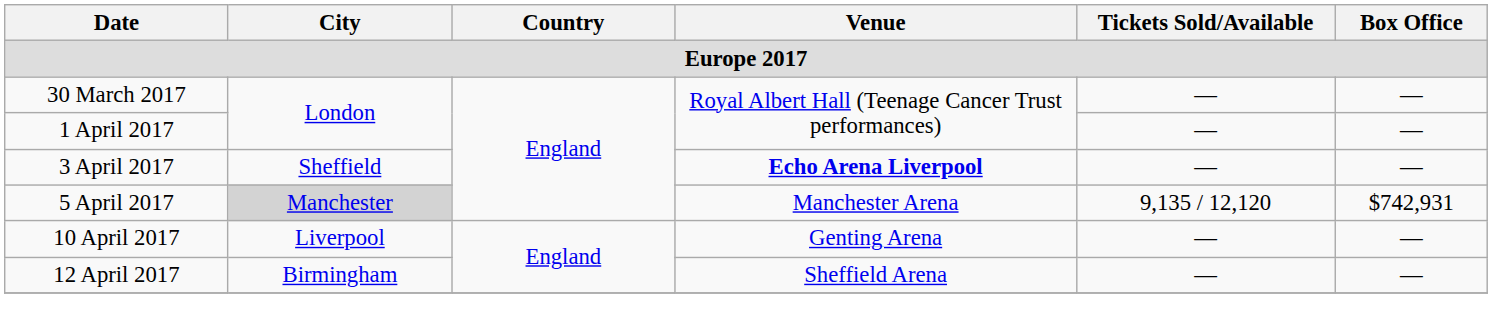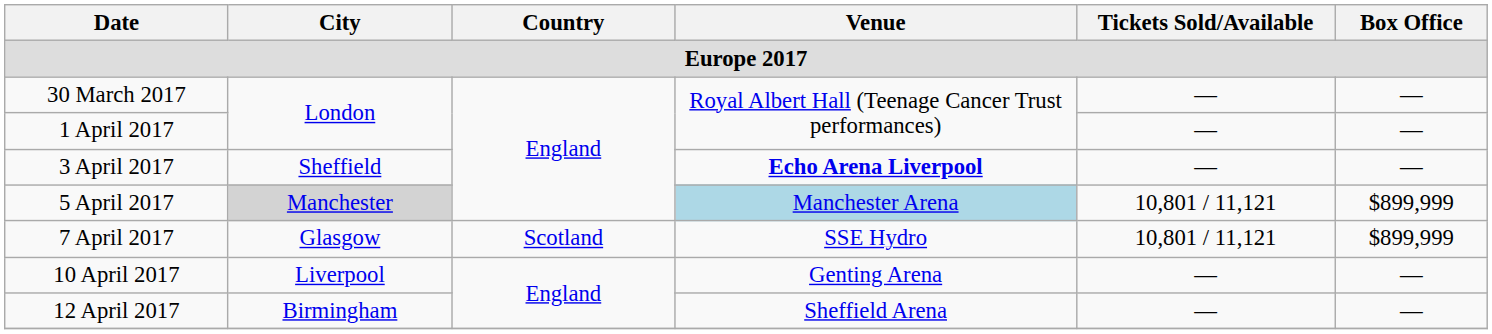(876, 202) no background -> (876, 202) lightblue background
(1206, 202) 9,135 / 12,120 -> (1206, 202) 10,801 / 11,121
(1411, 202) $742,931 -> (1411, 202) $899,999
+ row: (116, 238)
